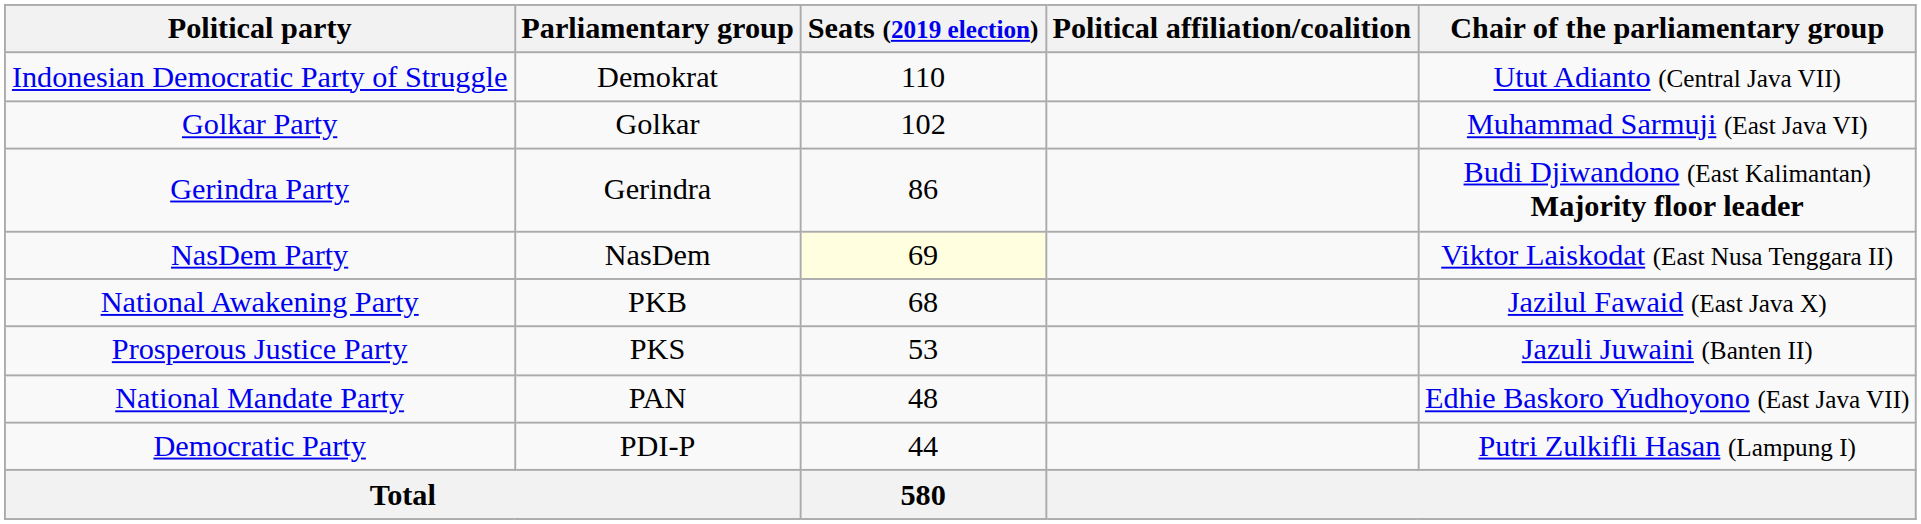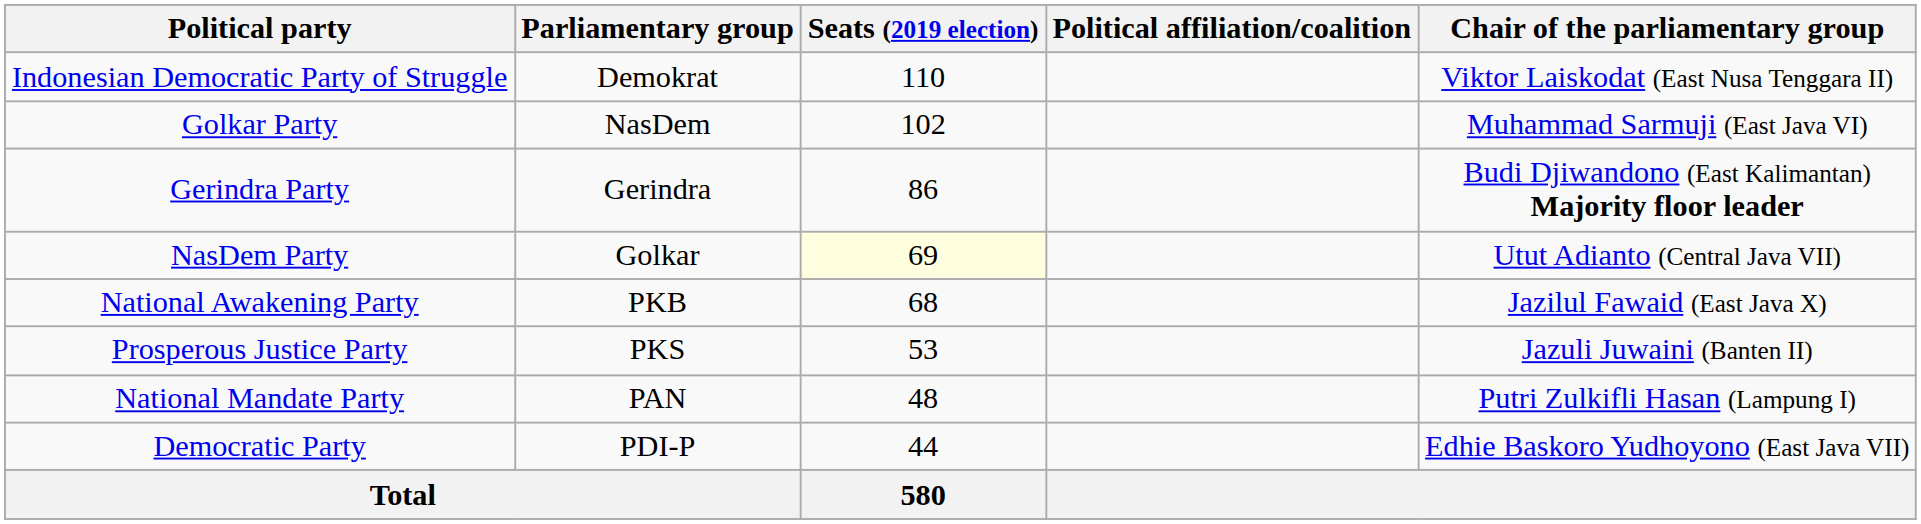(1667, 76) Utut Adianto (Central Java VII) -> (1667, 76) Viktor Laiskodat (East Nusa Tenggara II)
(658, 124) Golkar -> (658, 124) NasDem
(658, 254) NasDem -> (658, 254) Golkar
(1667, 254) Viktor Laiskodat (East Nusa Tenggara II) -> (1667, 254) Utut Adianto (Central Java VII)
(1667, 398) Edhie Baskoro Yudhoyono (East Java VII) -> (1667, 398) Putri Zulkifli Hasan (Lampung I)
(1667, 446) Putri Zulkifli Hasan (Lampung I) -> (1667, 446) Edhie Baskoro Yudhoyono (East Java VII)
